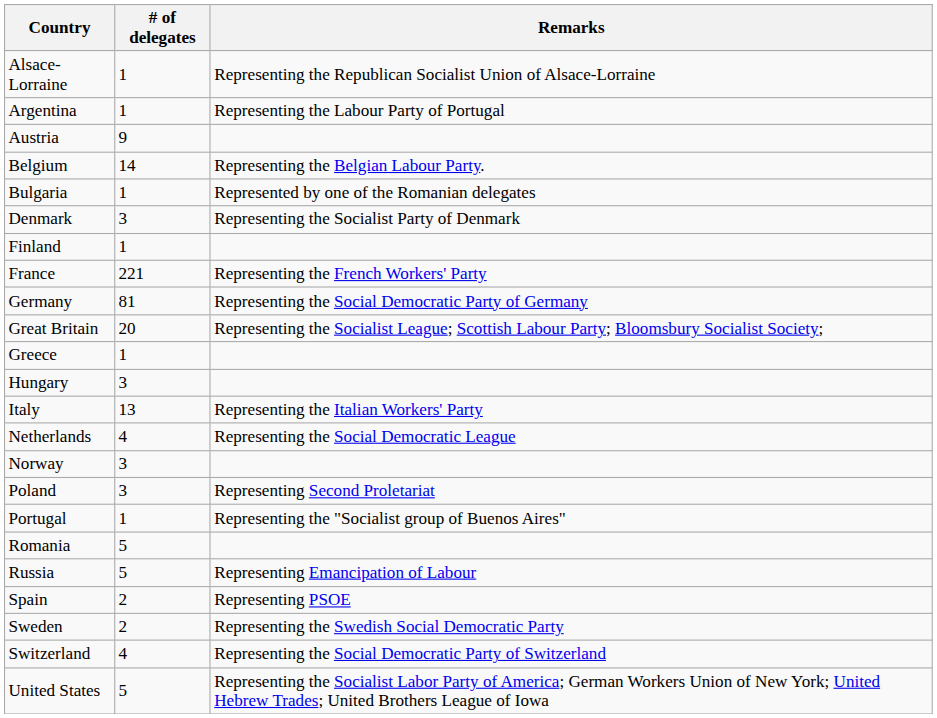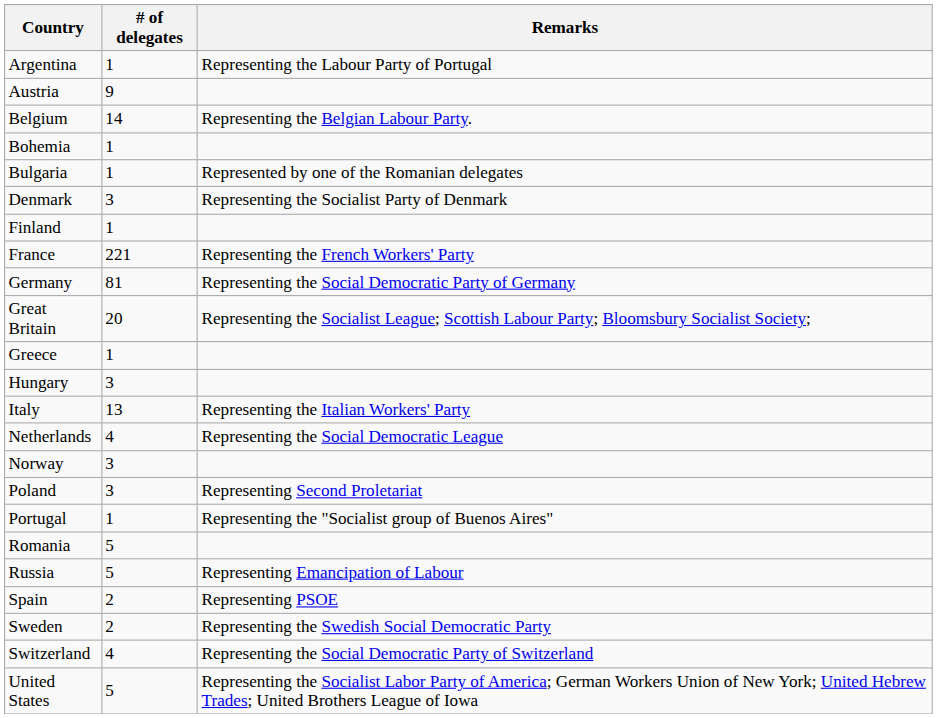- row: (38, 74)
+ row: (39, 145)
